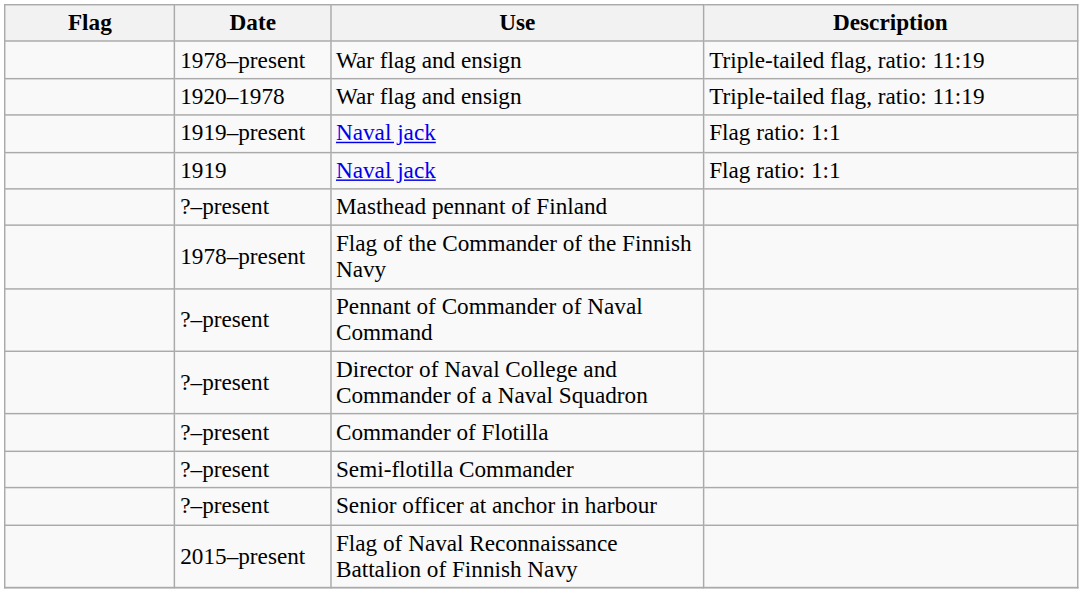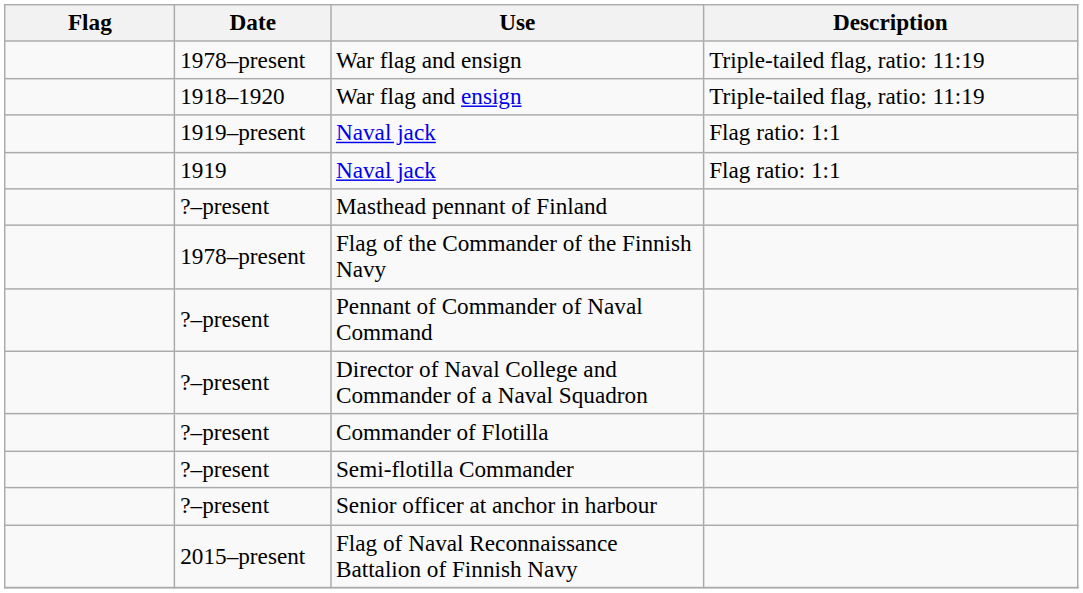- row: (232, 96)
+ row: (232, 96)
